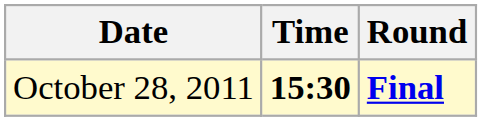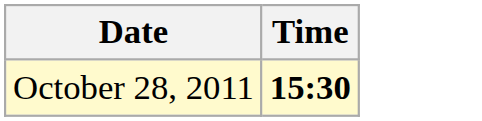- column: (417, 32)
